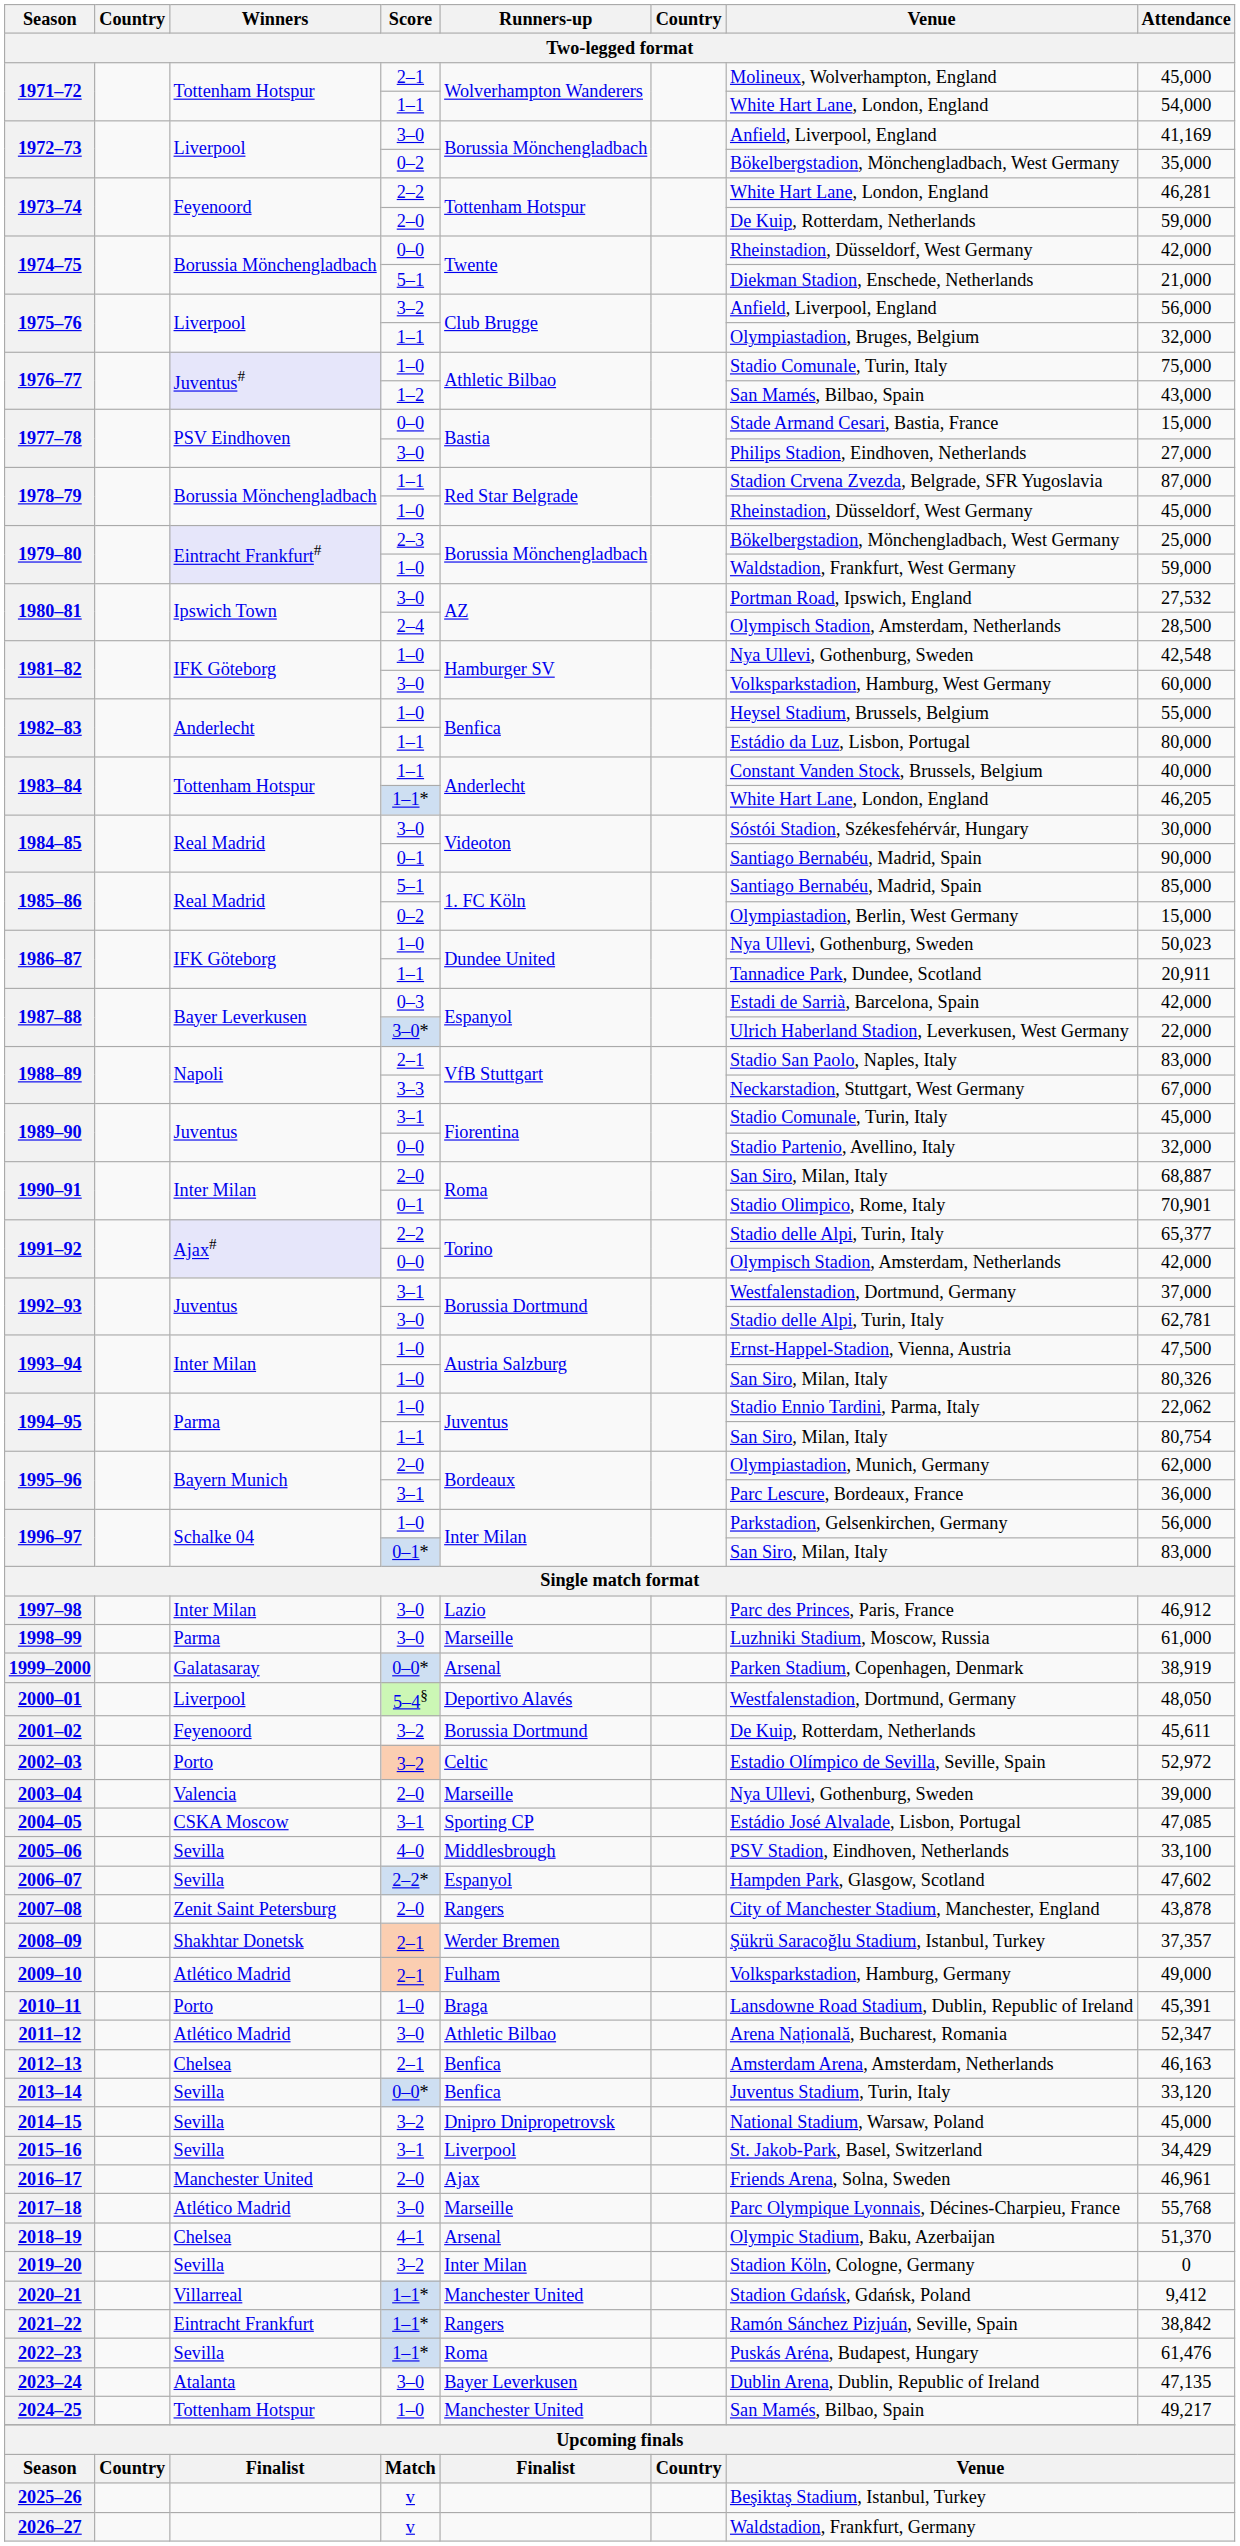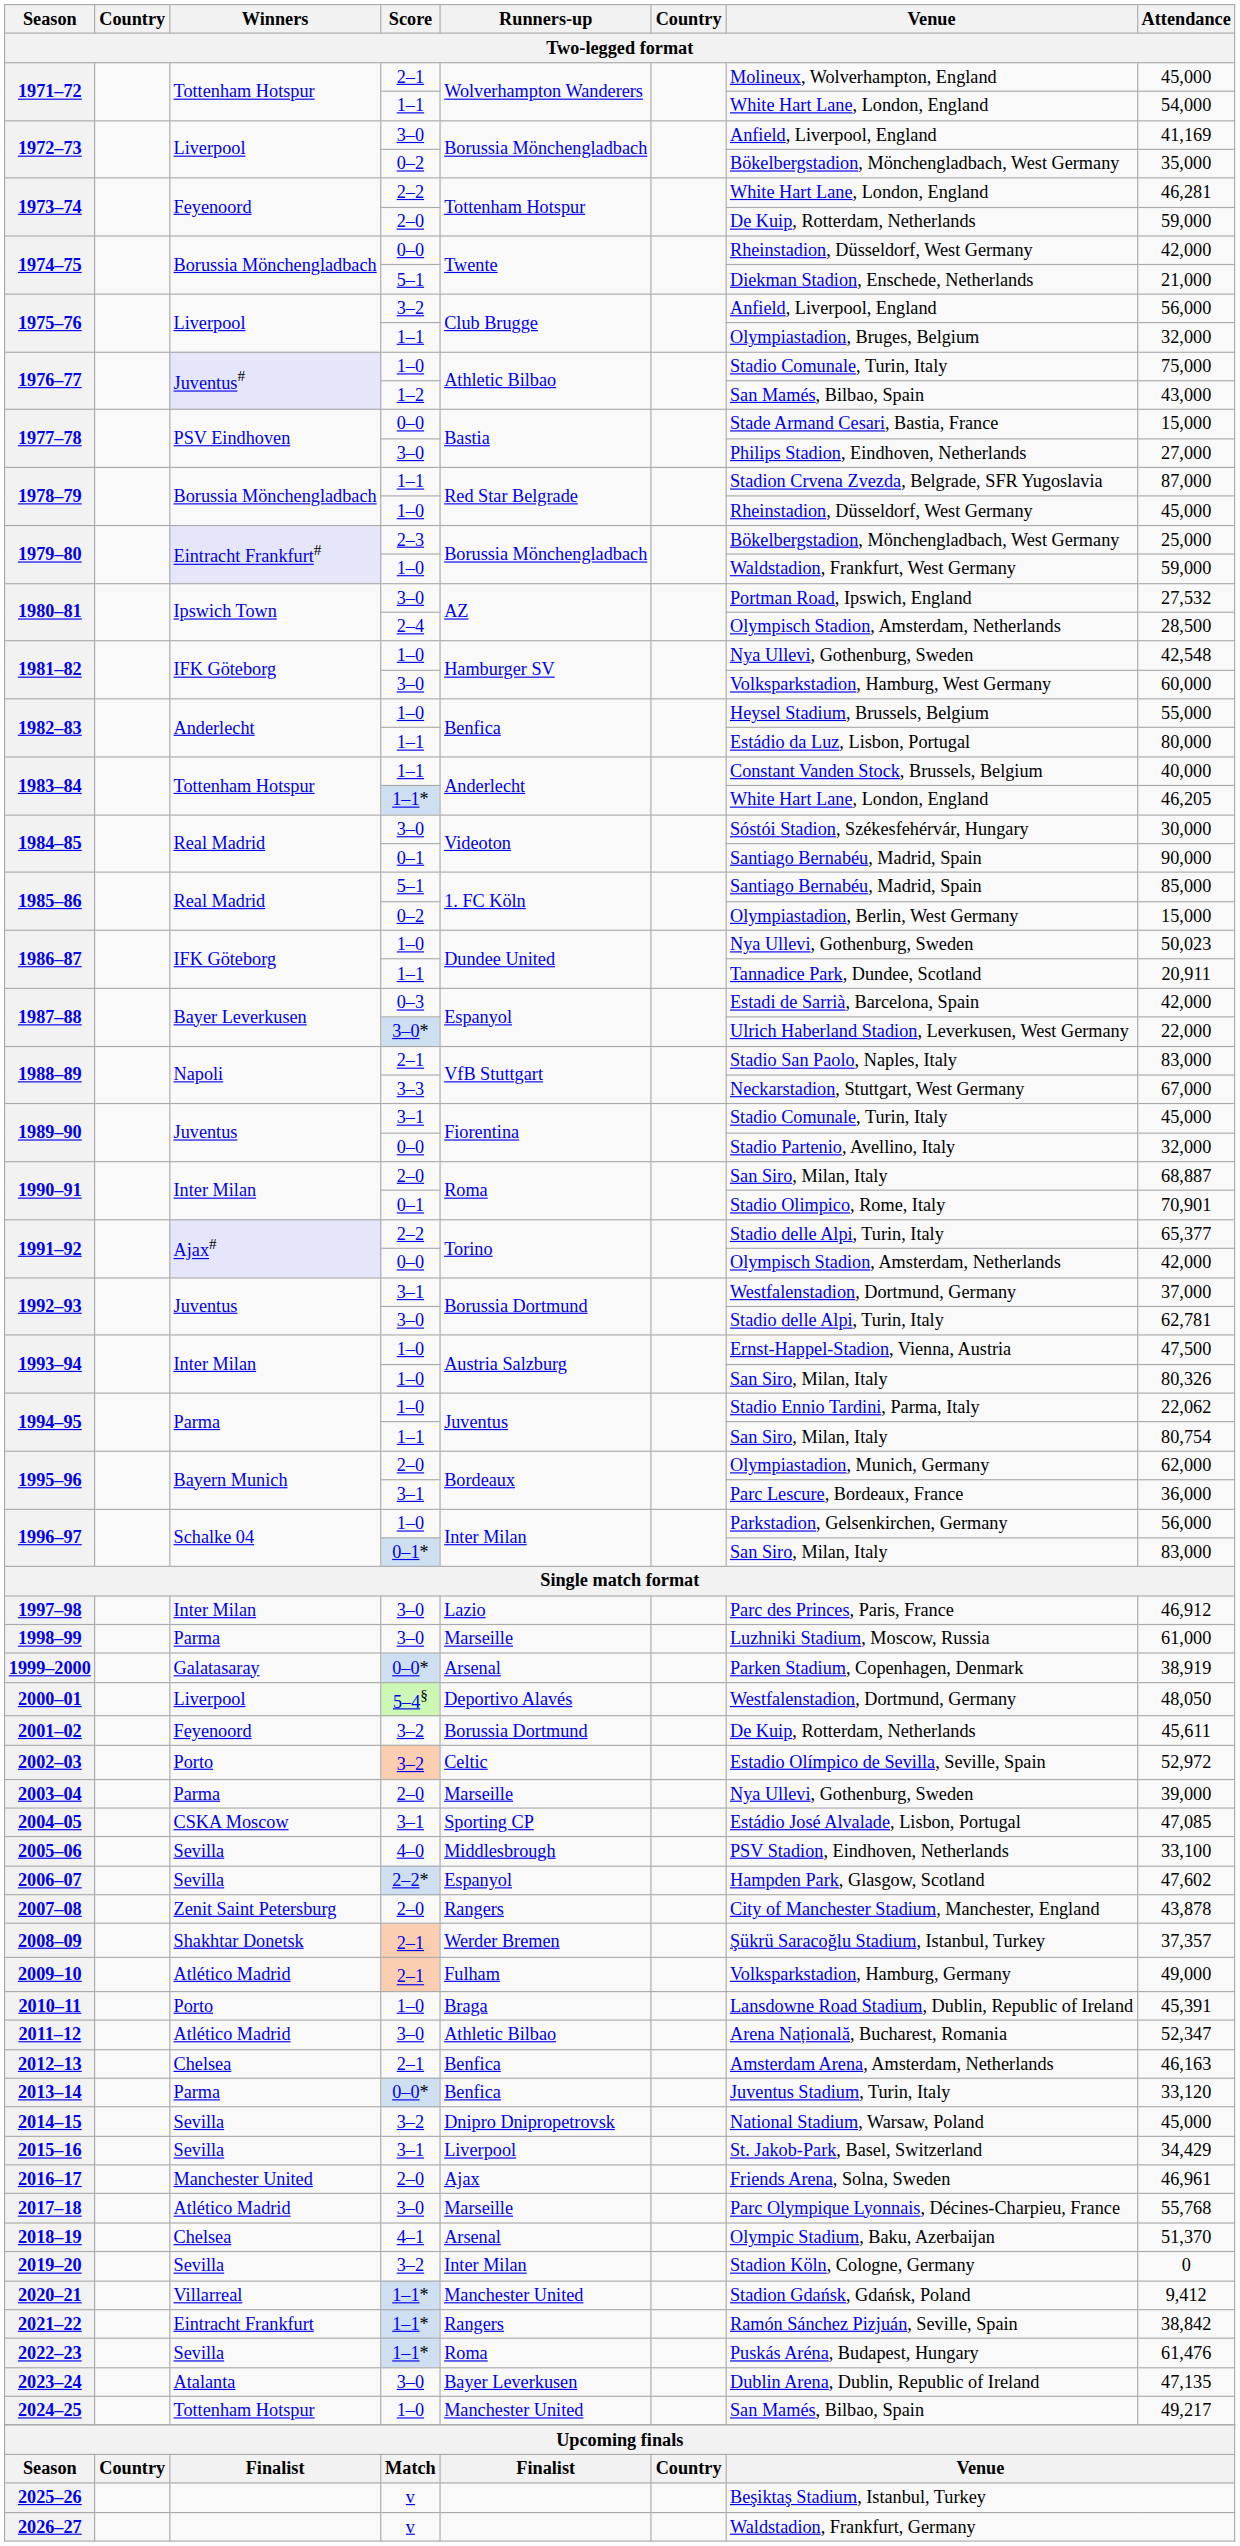(205, 1793) Valencia -> (197, 1793) Parma
(199, 2092) Sevilla -> (197, 2092) Parma
